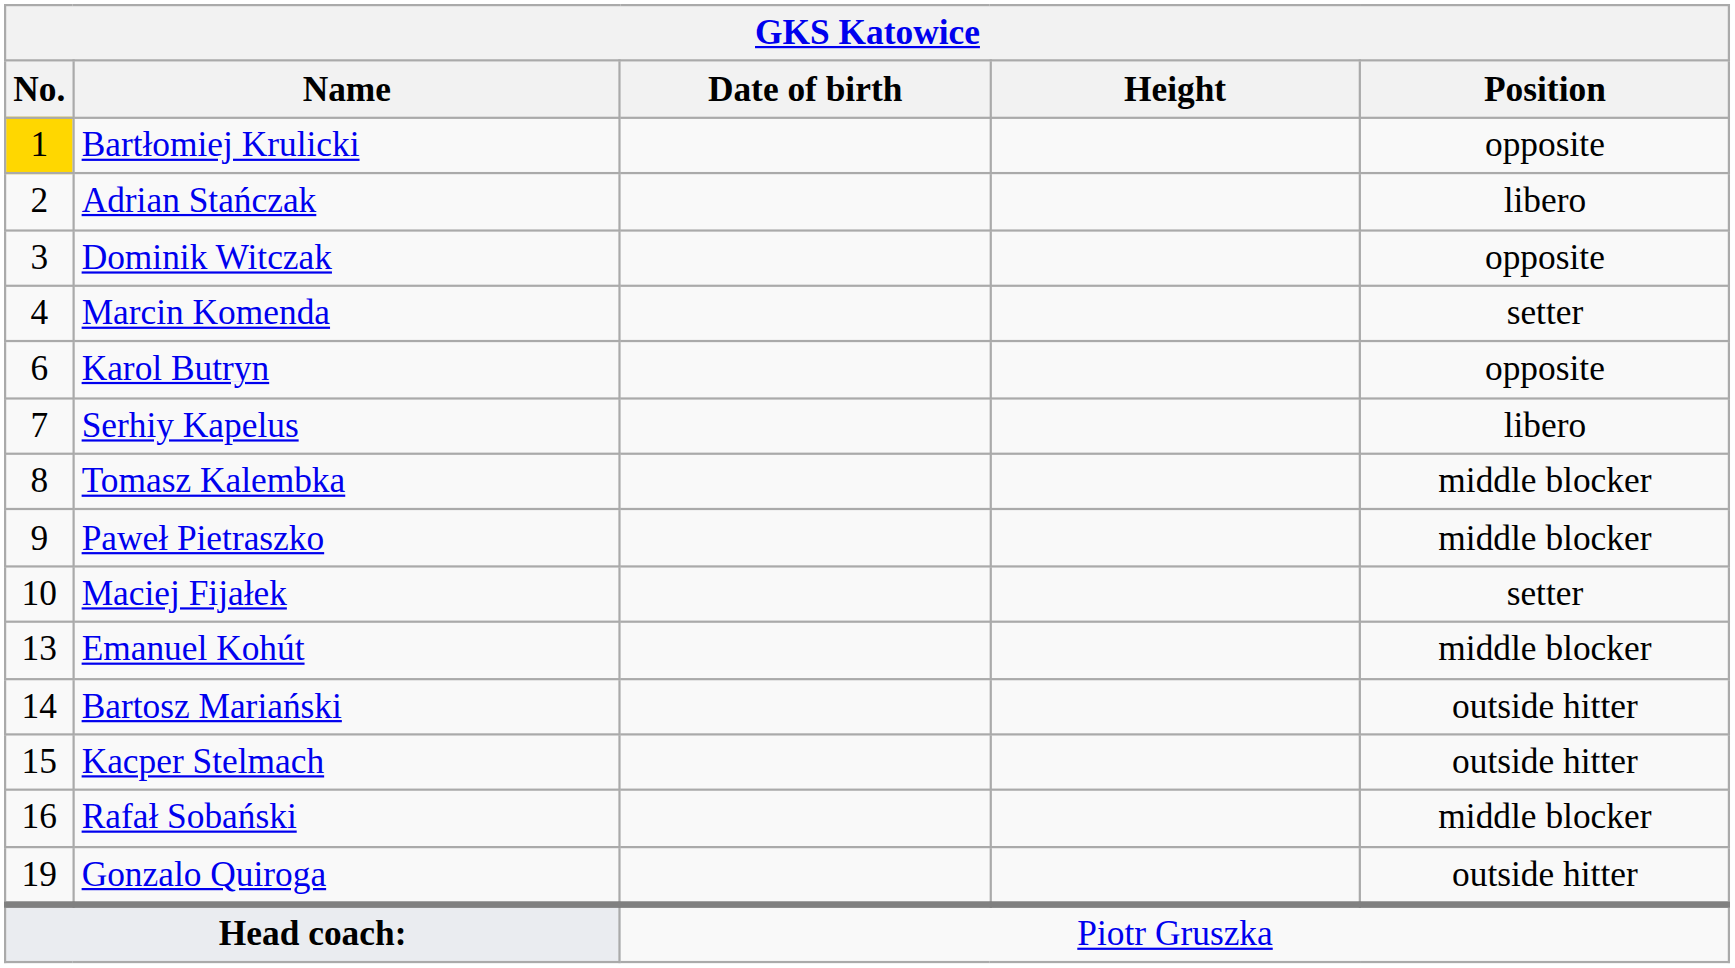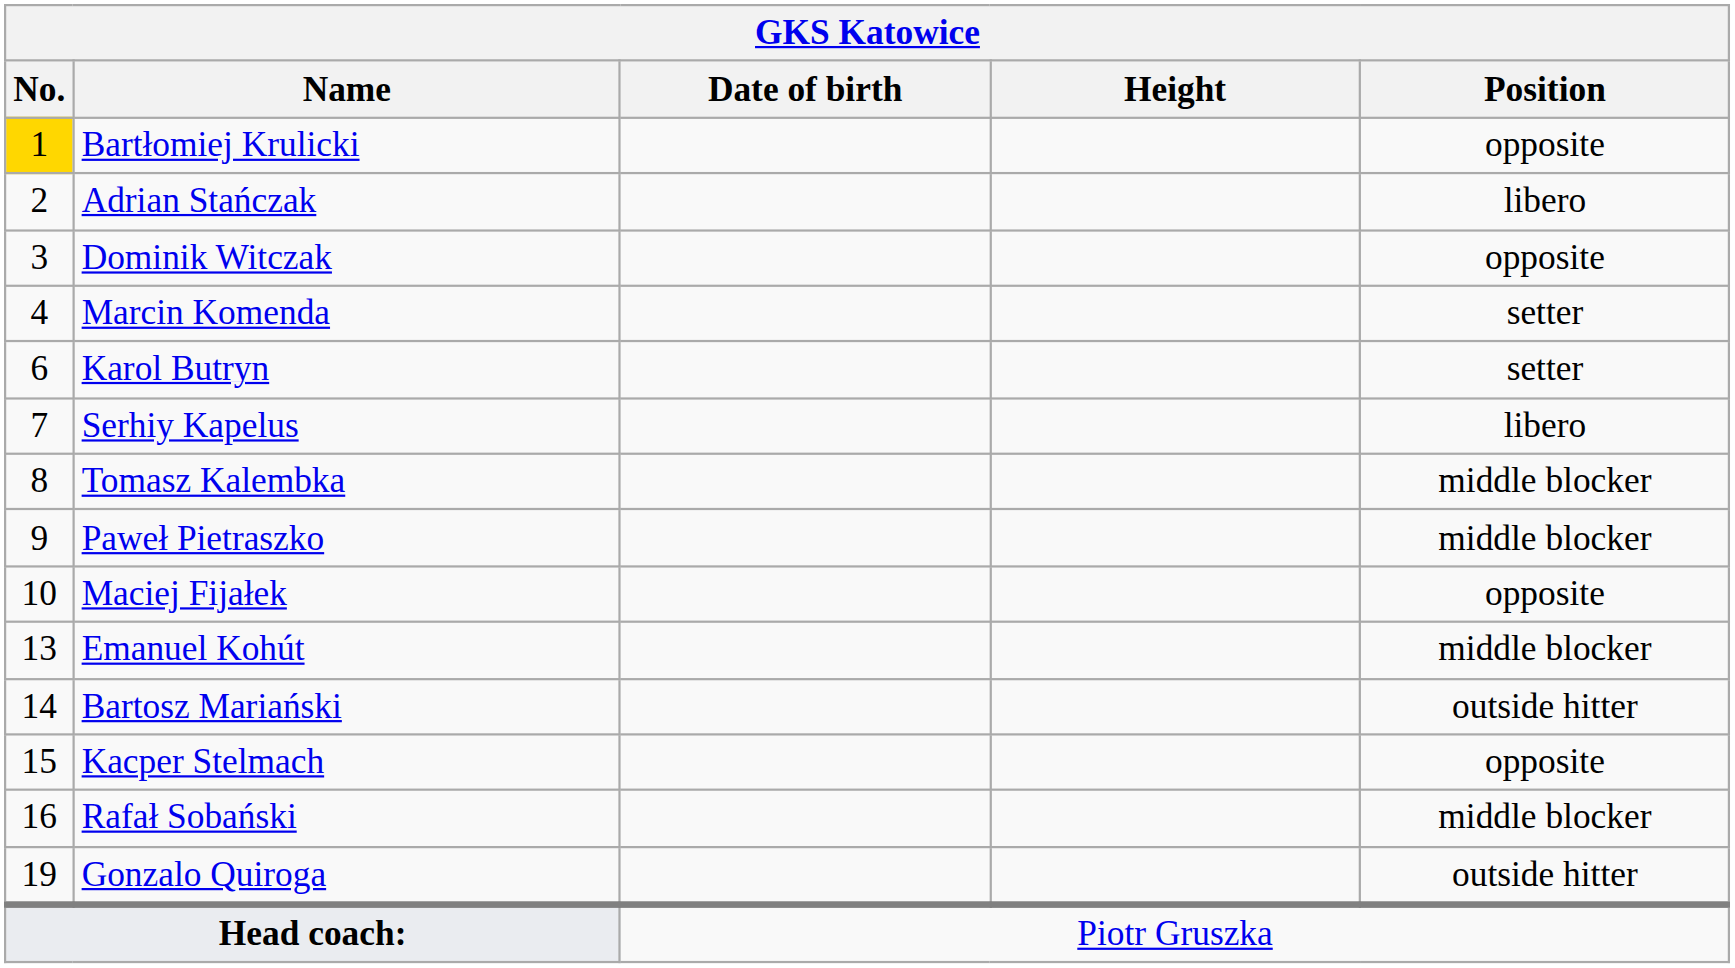(1545, 369) opposite -> (1545, 369) setter
(1545, 593) setter -> (1545, 593) opposite
(1545, 761) outside hitter -> (1545, 761) opposite
